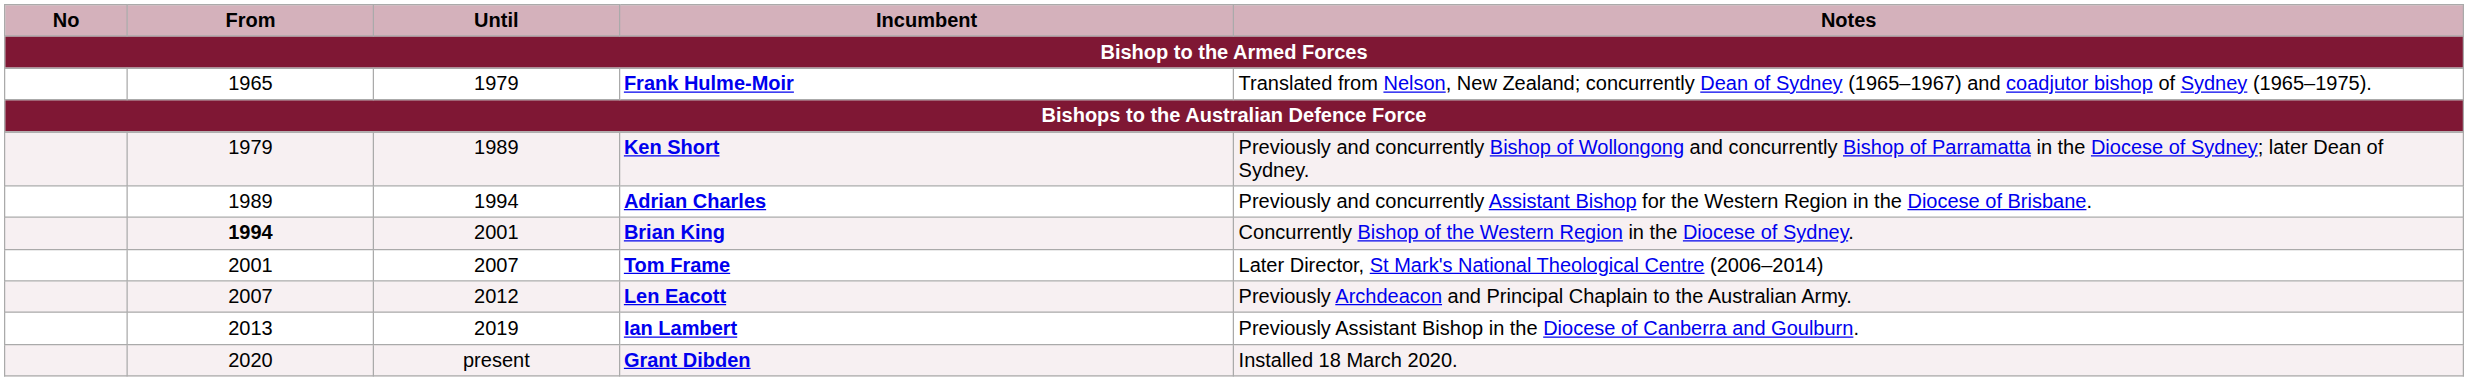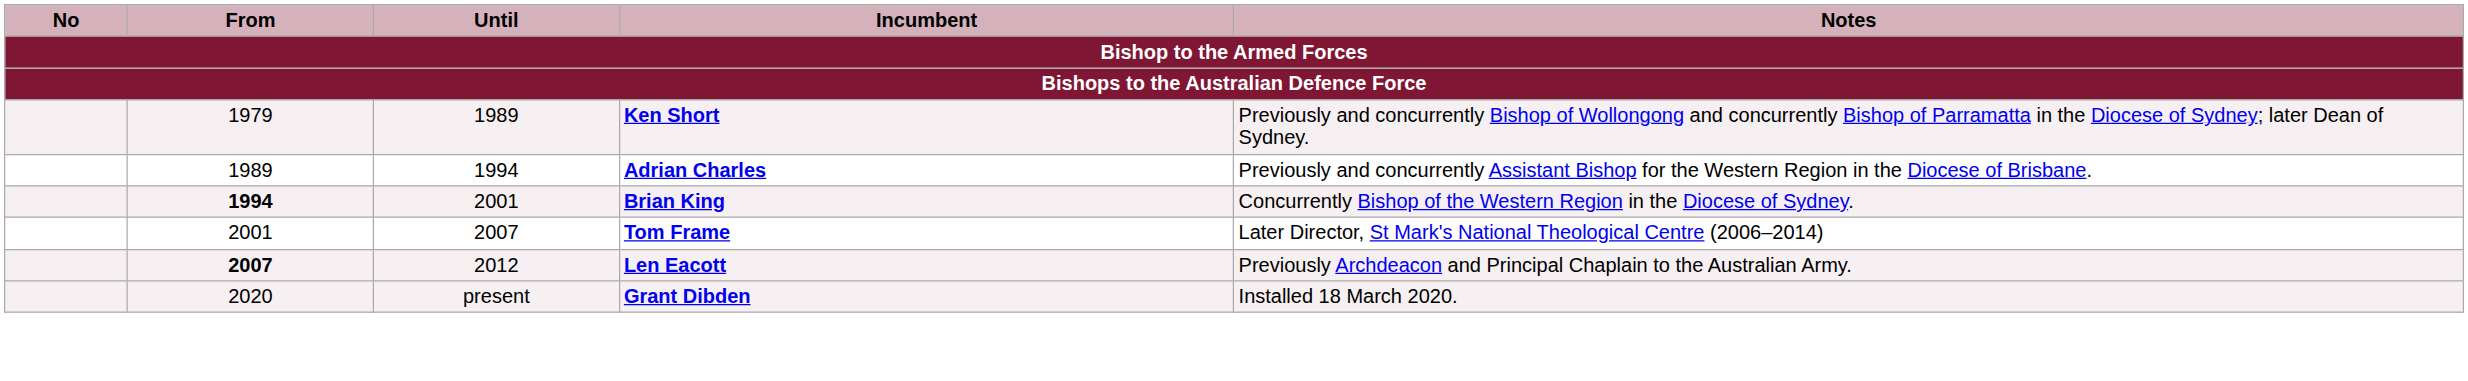- row: (709, 83)
(250, 296) normal -> (250, 264) bold
- row: (681, 328)
